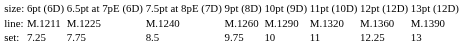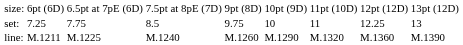rows swapped: (12, 38) <-> (14, 23)
